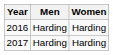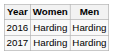columns swapped: (50, 12) <-> (89, 12)
